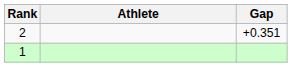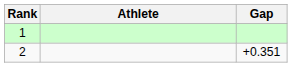rows swapped: (22, 52) <-> (22, 33)
